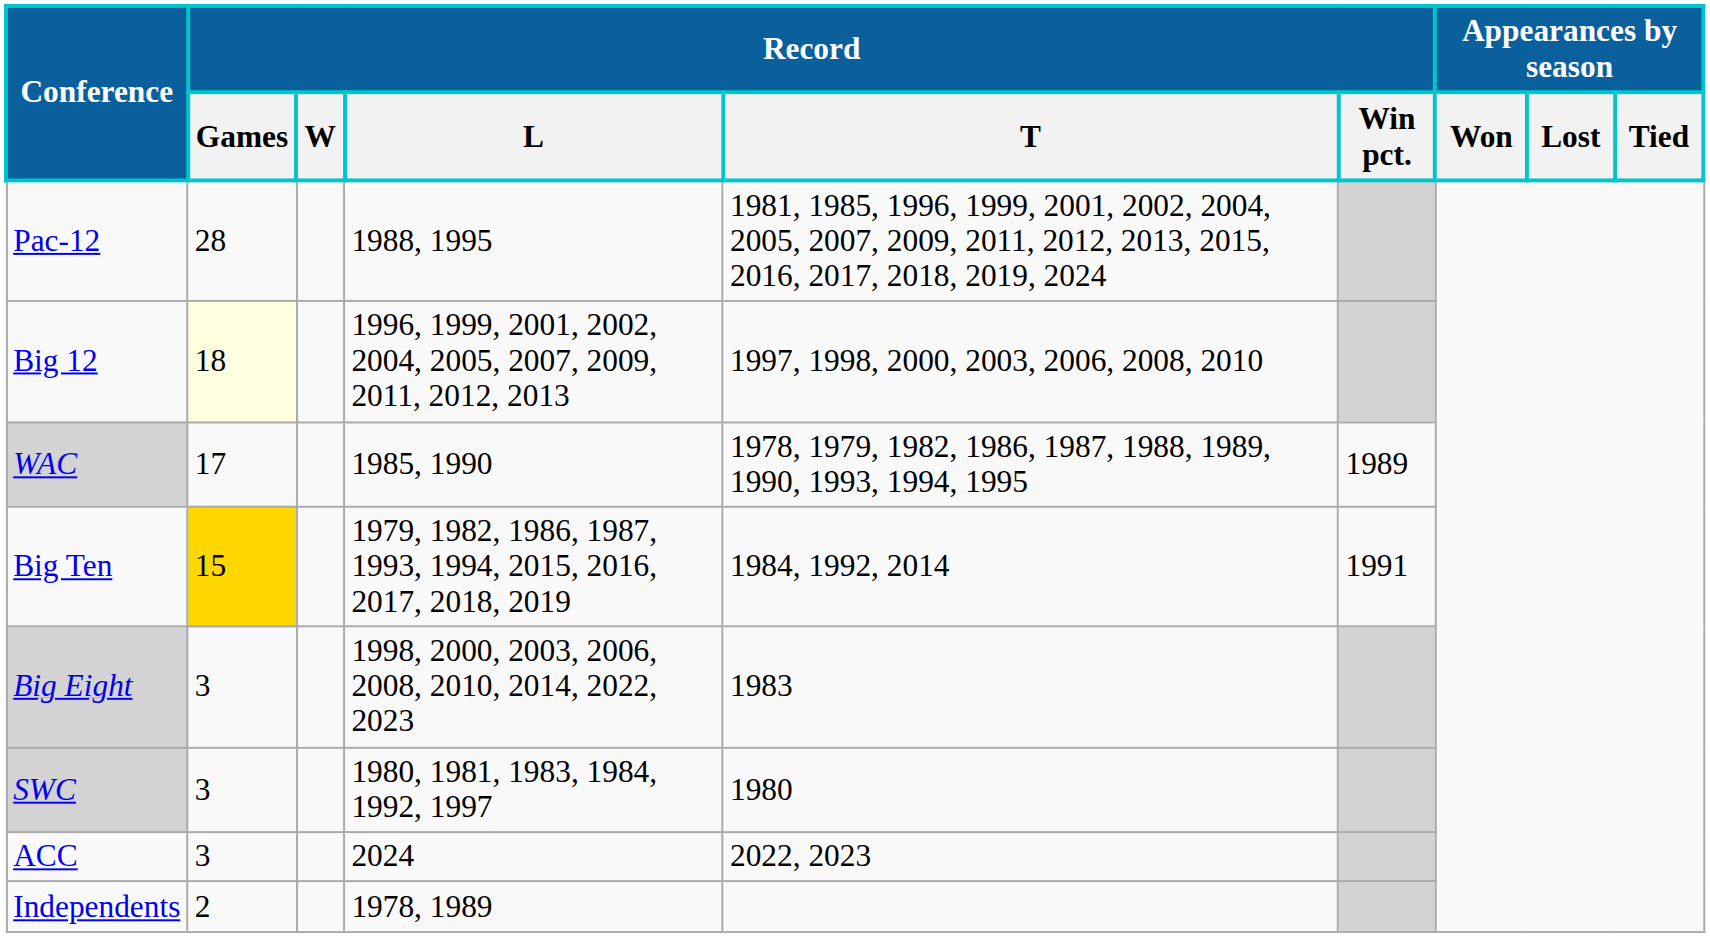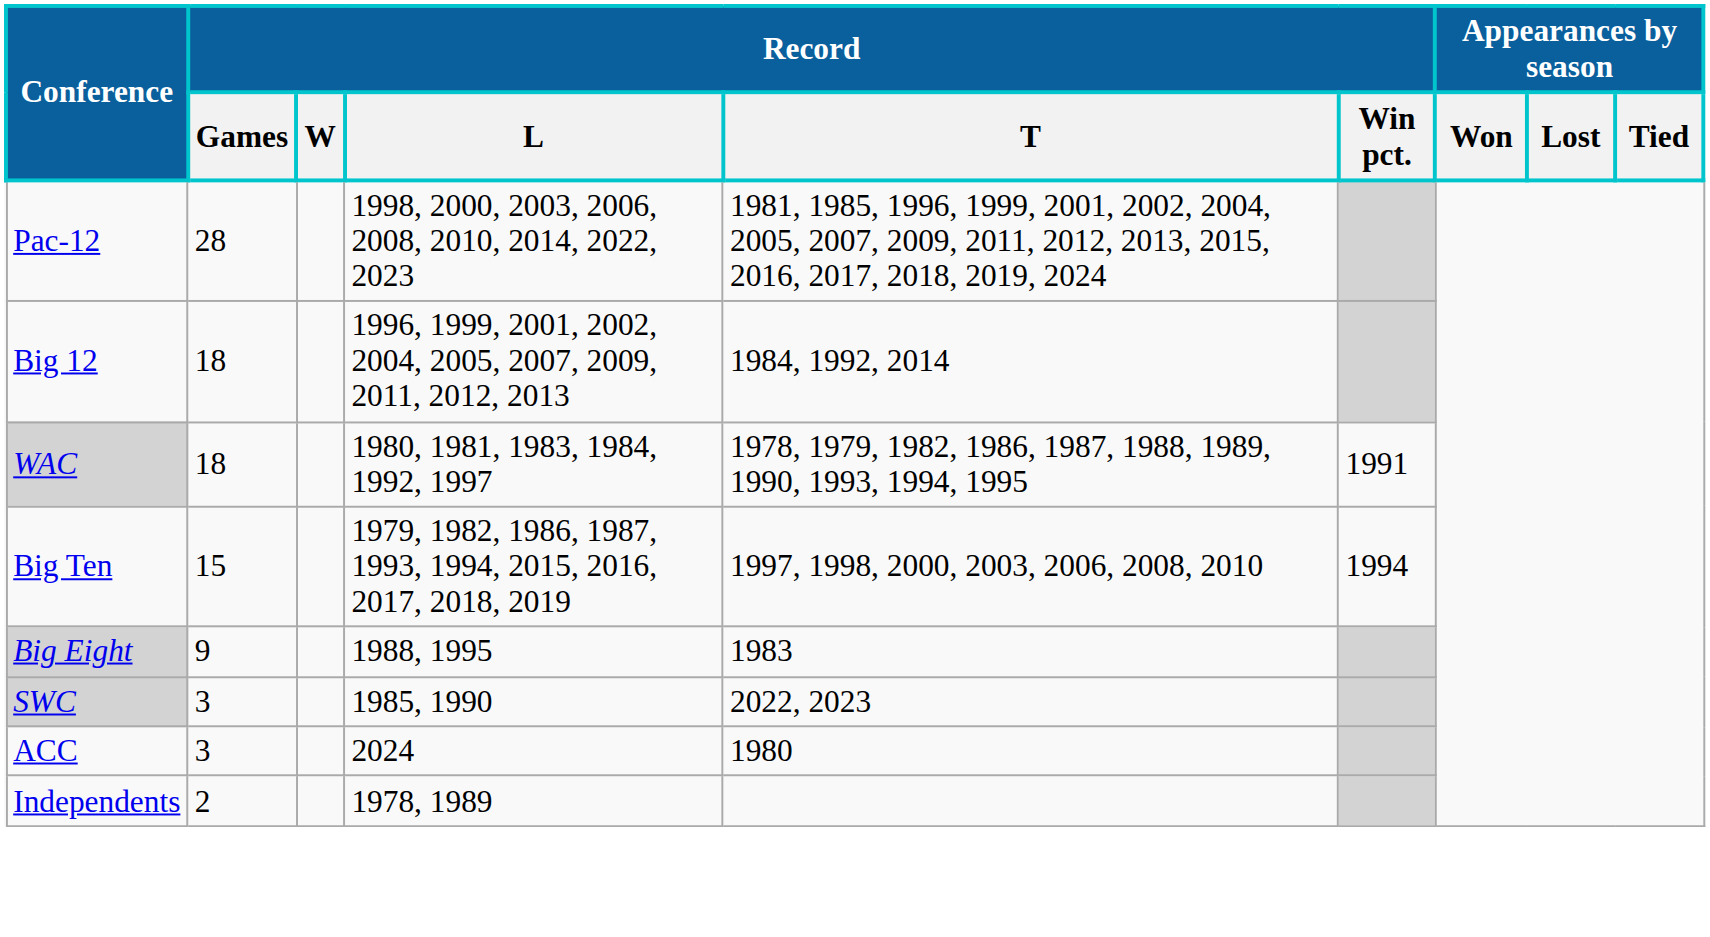(422, 240) 1988, 1995 -> (504, 240) 1998, 2000, 2003, 2006, 2008, 2010, 2014, 2022, 2023
(211, 360) lightyellow background -> (211, 360) no background
(997, 360) 1997, 1998, 2000, 2003, 2006, 2008, 2010 -> (840, 360) 1984, 1992, 2014
(211, 463) 17 -> (211, 463) 18
(422, 463) 1985, 1990 -> (504, 463) 1980, 1981, 1983, 1984, 1992, 1997
(1377, 463) 1989 -> (1377, 463) 1991
(211, 566) gold background -> (211, 566) no background
(840, 566) 1984, 1992, 2014 -> (997, 566) 1997, 1998, 2000, 2003, 2006, 2008, 2010
(1377, 566) 1991 -> (1377, 566) 1994
(203, 686) 3 -> (203, 651) 9
(504, 686) 1998, 2000, 2003, 2006, 2008, 2010, 2014, 2022, 2023 -> (422, 651) 1988, 1995
(504, 789) 1980, 1981, 1983, 1984, 1992, 1997 -> (422, 700) 1985, 1990
(761, 789) 1980 -> (801, 700) 2022, 2023
(801, 856) 2022, 2023 -> (761, 750) 1980
